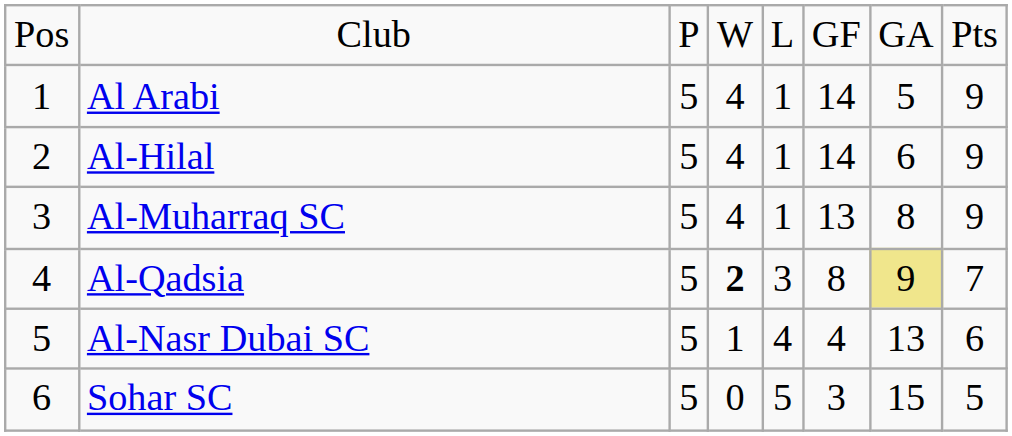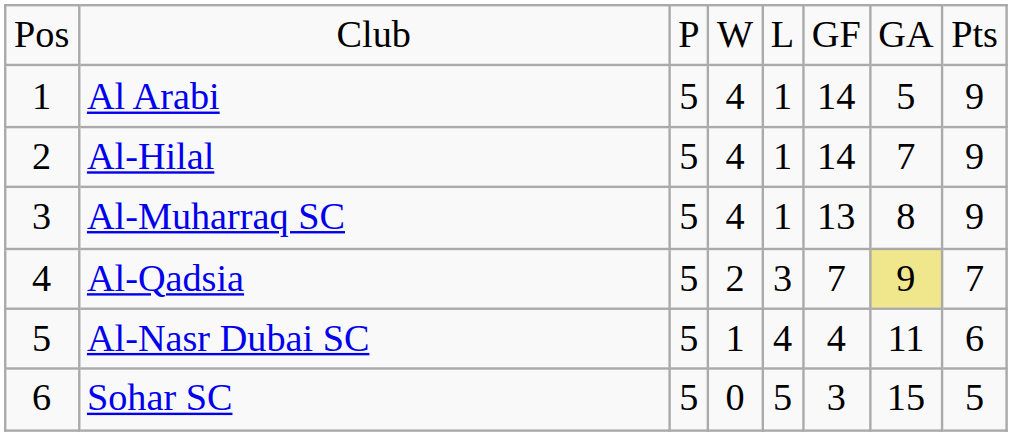(906, 156) 6 -> (906, 156) 7
(735, 277) bold -> (735, 277) normal
(836, 277) 8 -> (836, 277) 7
(906, 338) 13 -> (906, 338) 11
